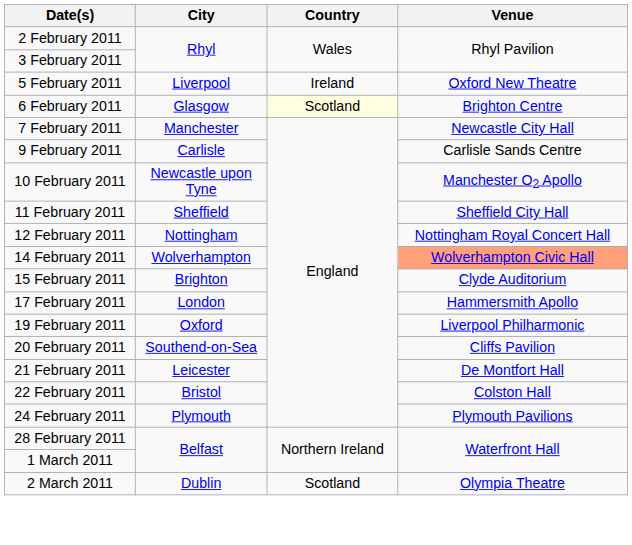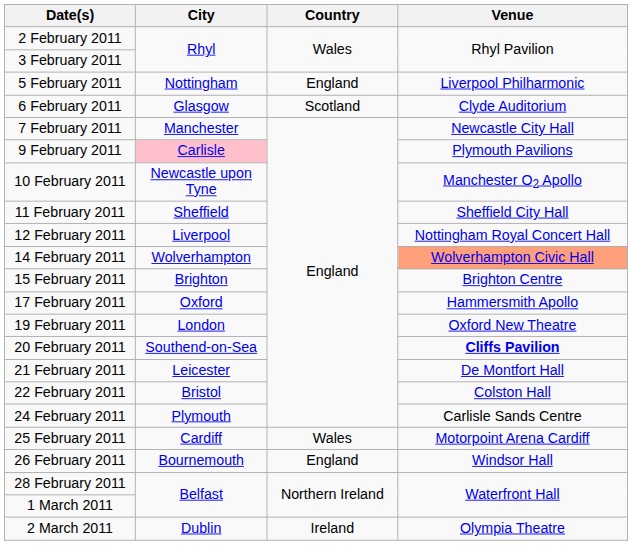(201, 83) Liverpool -> (201, 83) Nottingham
(332, 83) Ireland -> (332, 83) England
(512, 83) Oxford New Theatre -> (512, 83) Liverpool Philharmonic
(332, 106) lightyellow background -> (332, 106) no background
(512, 106) Brighton Centre -> (512, 106) Clyde Auditorium
(201, 151) no background -> (201, 151) pink background
(512, 151) Carlisle Sands Centre -> (512, 151) Plymouth Pavilions
(201, 235) Nottingham -> (201, 235) Liverpool
(512, 280) Clyde Auditorium -> (512, 280) Brighton Centre
(201, 302) London -> (201, 302) Oxford
(201, 325) Oxford -> (201, 325) London
(512, 325) Liverpool Philharmonic -> (512, 325) Oxford New Theatre
(512, 347) normal -> (512, 347) bold
(512, 415) Plymouth Pavilions -> (512, 415) Carlisle Sands Centre
+ row: (70, 438)
+ row: (70, 460)
(332, 483) Scotland -> (332, 528) Ireland
